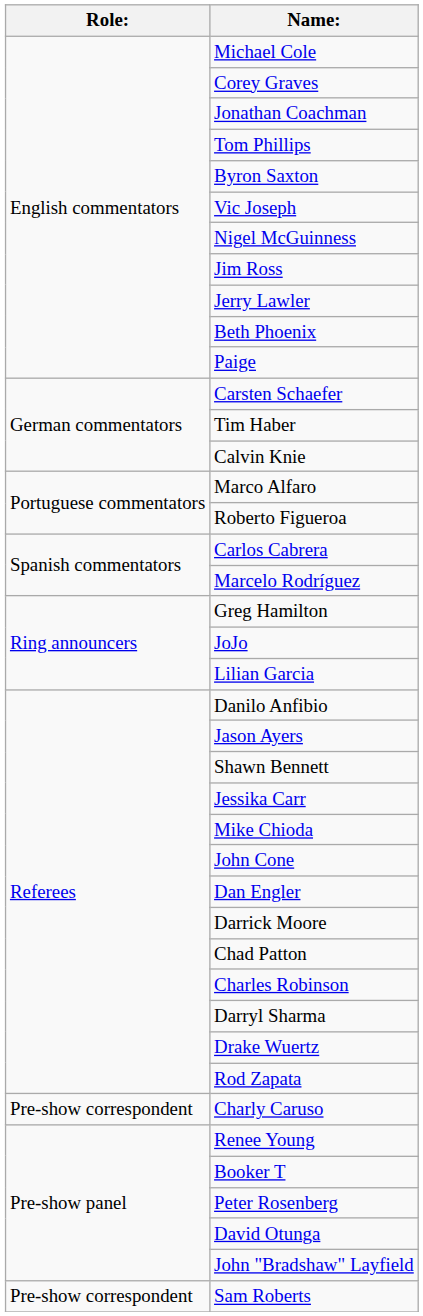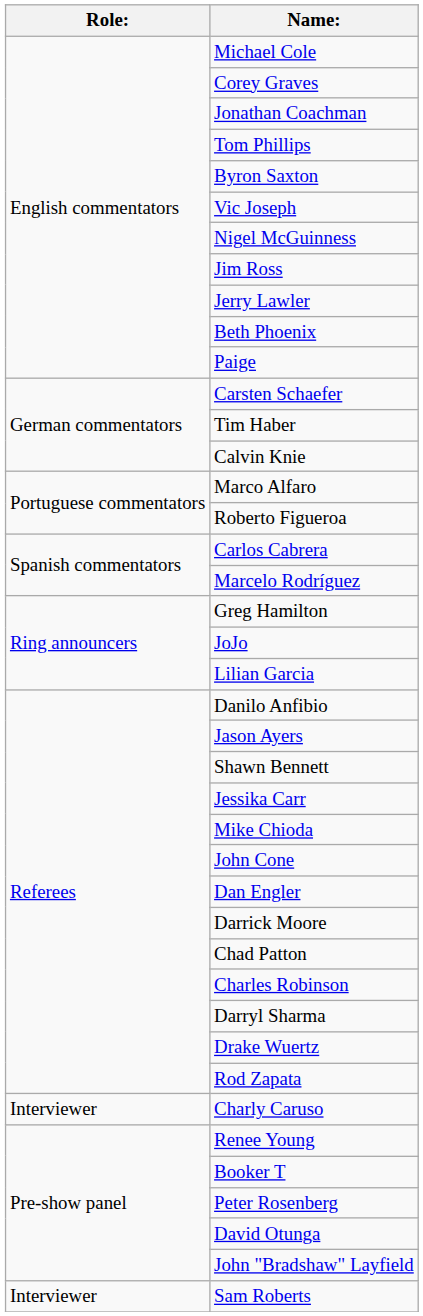(101, 1109) Pre-show correspondent -> (53, 1109) Interviewer
(101, 1296) Pre-show correspondent -> (53, 1296) Interviewer
